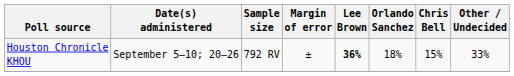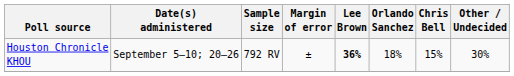(480, 54) 33% -> (480, 54) 30%
